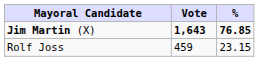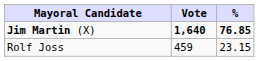(190, 30) 1,643 -> (190, 30) 1,640
